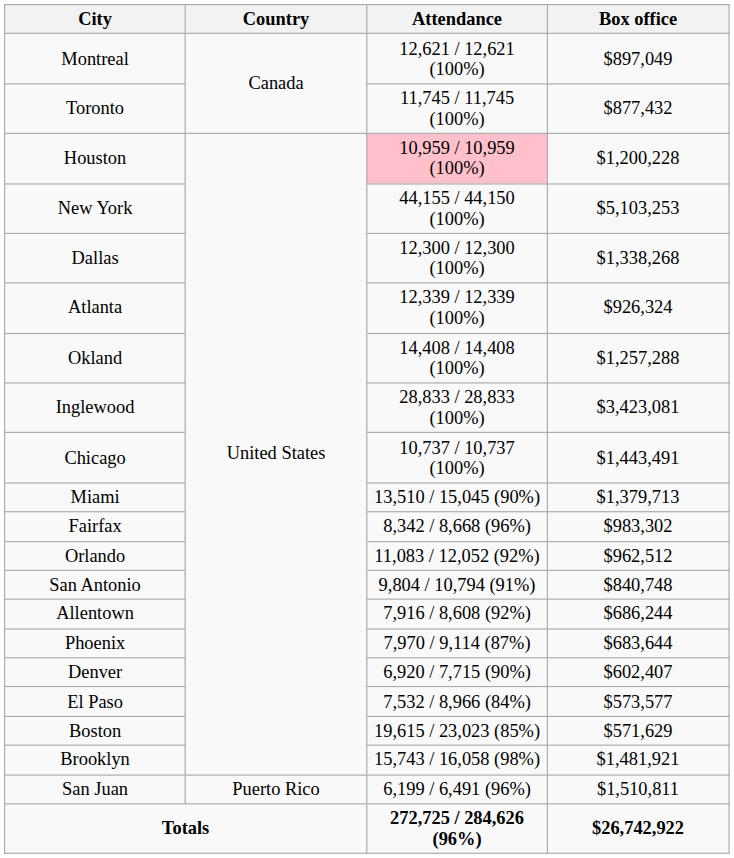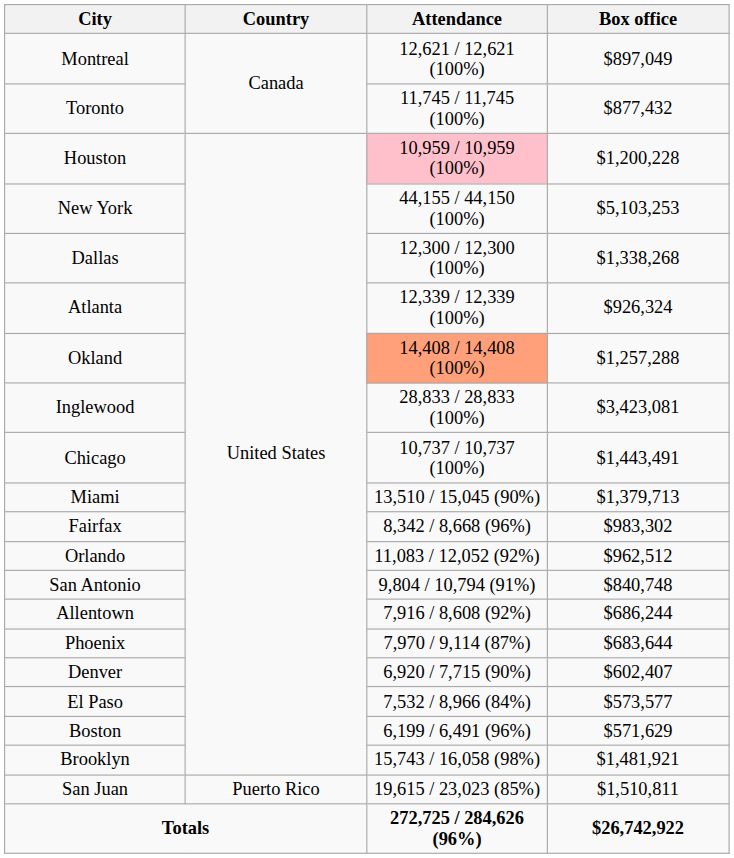(457, 357) no background -> (457, 357) lightsalmon background
(457, 730) 19,615 / 23,023 (85%) -> (457, 730) 6,199 / 6,491 (96%)
(457, 789) 6,199 / 6,491 (96%) -> (457, 789) 19,615 / 23,023 (85%)
